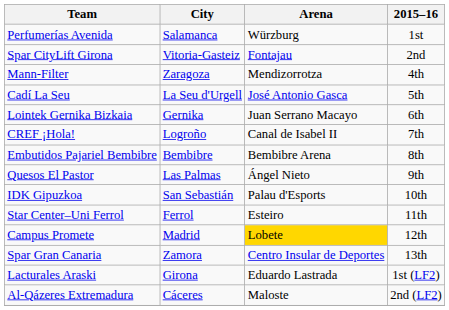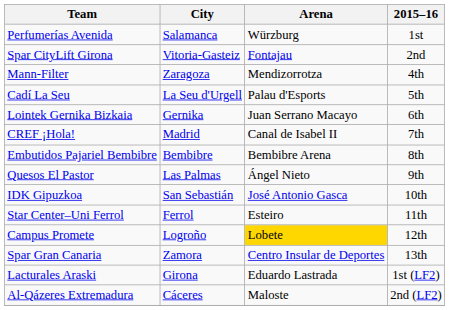(298, 94) José Antonio Gasca -> (287, 94) Palau d'Esports
(184, 134) Logroño -> (181, 134) Madrid
(287, 194) Palau d'Esports -> (298, 194) José Antonio Gasca
(181, 235) Madrid -> (184, 235) Logroño
